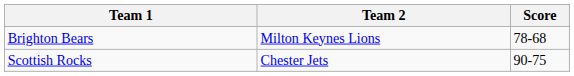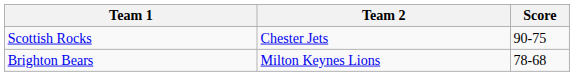rows swapped: (51, 37) <-> (50, 60)
